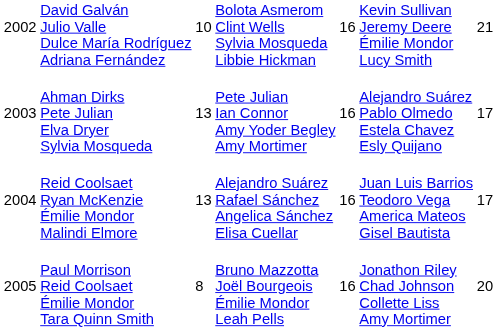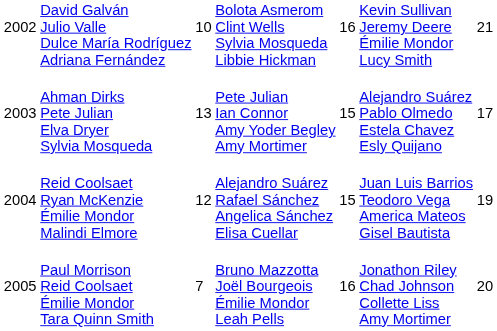(347, 113) 16 -> (347, 113) 15
(203, 200) 13 -> (203, 200) 12
(347, 200) 16 -> (347, 200) 15
(485, 200) 17 -> (485, 200) 19
(199, 286) 8 -> (199, 286) 7
